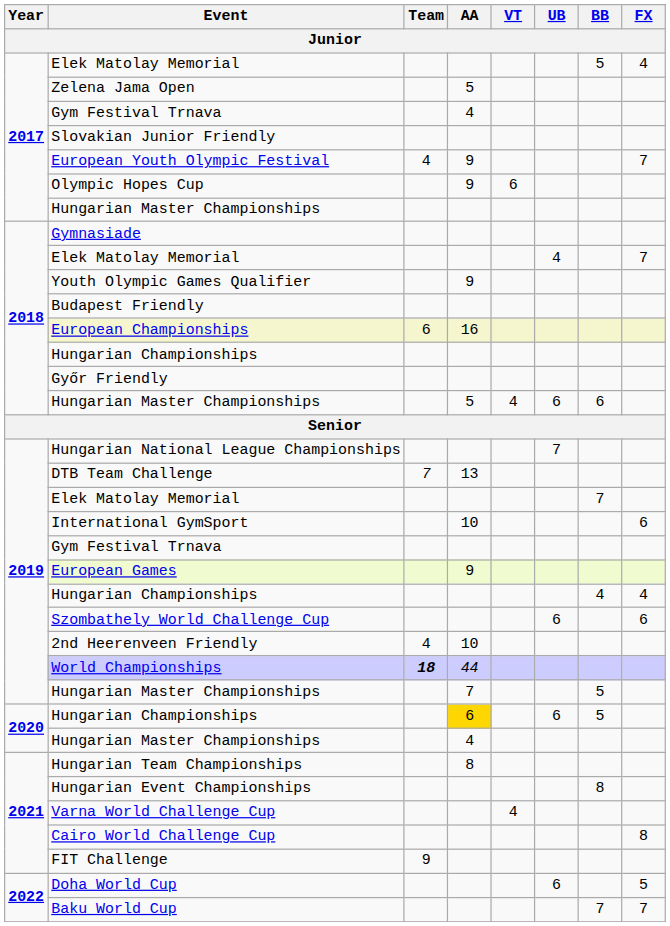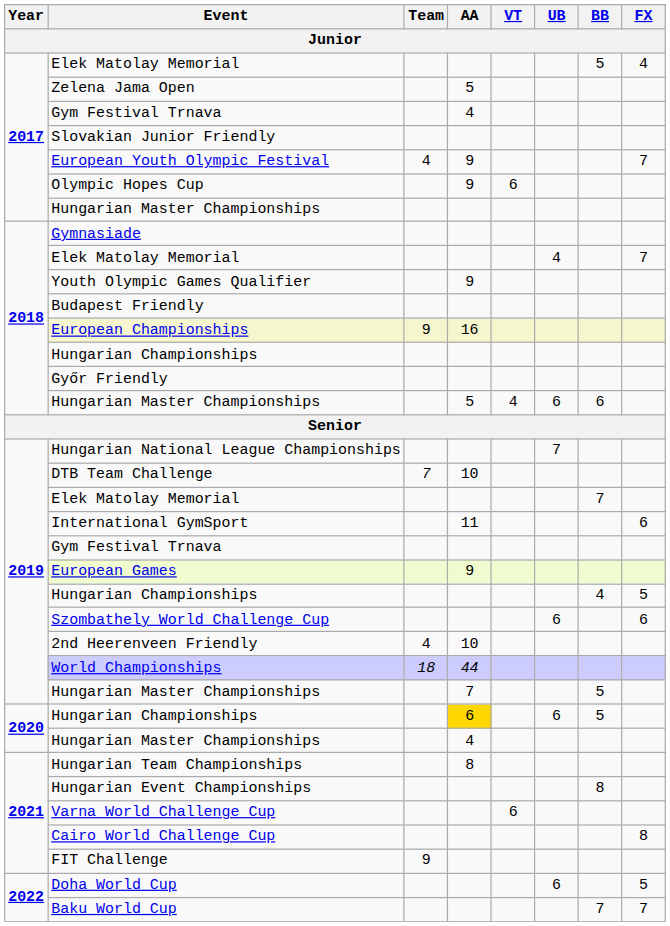(426, 331) 6 -> (426, 331) 9
(470, 475) 13 -> (470, 475) 10
(470, 524) 10 -> (470, 524) 11
(644, 596) 4 -> (644, 596) 5
(426, 668) bold -> (426, 668) normal
(513, 813) 4 -> (513, 813) 6
